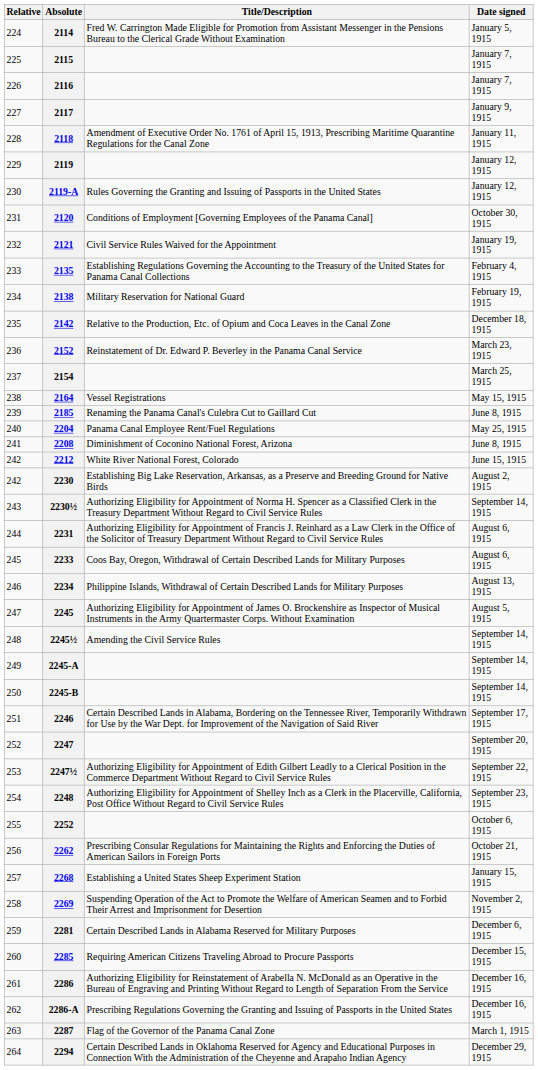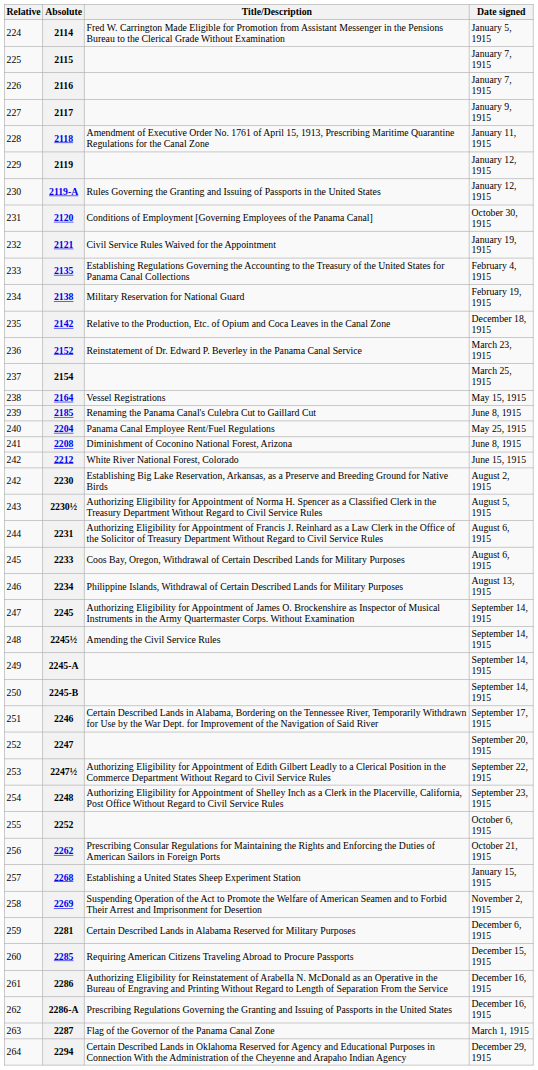(500, 507) September 14, 1915 -> (491, 507) August 5, 1915
(491, 613) August 5, 1915 -> (500, 613) September 14, 1915
